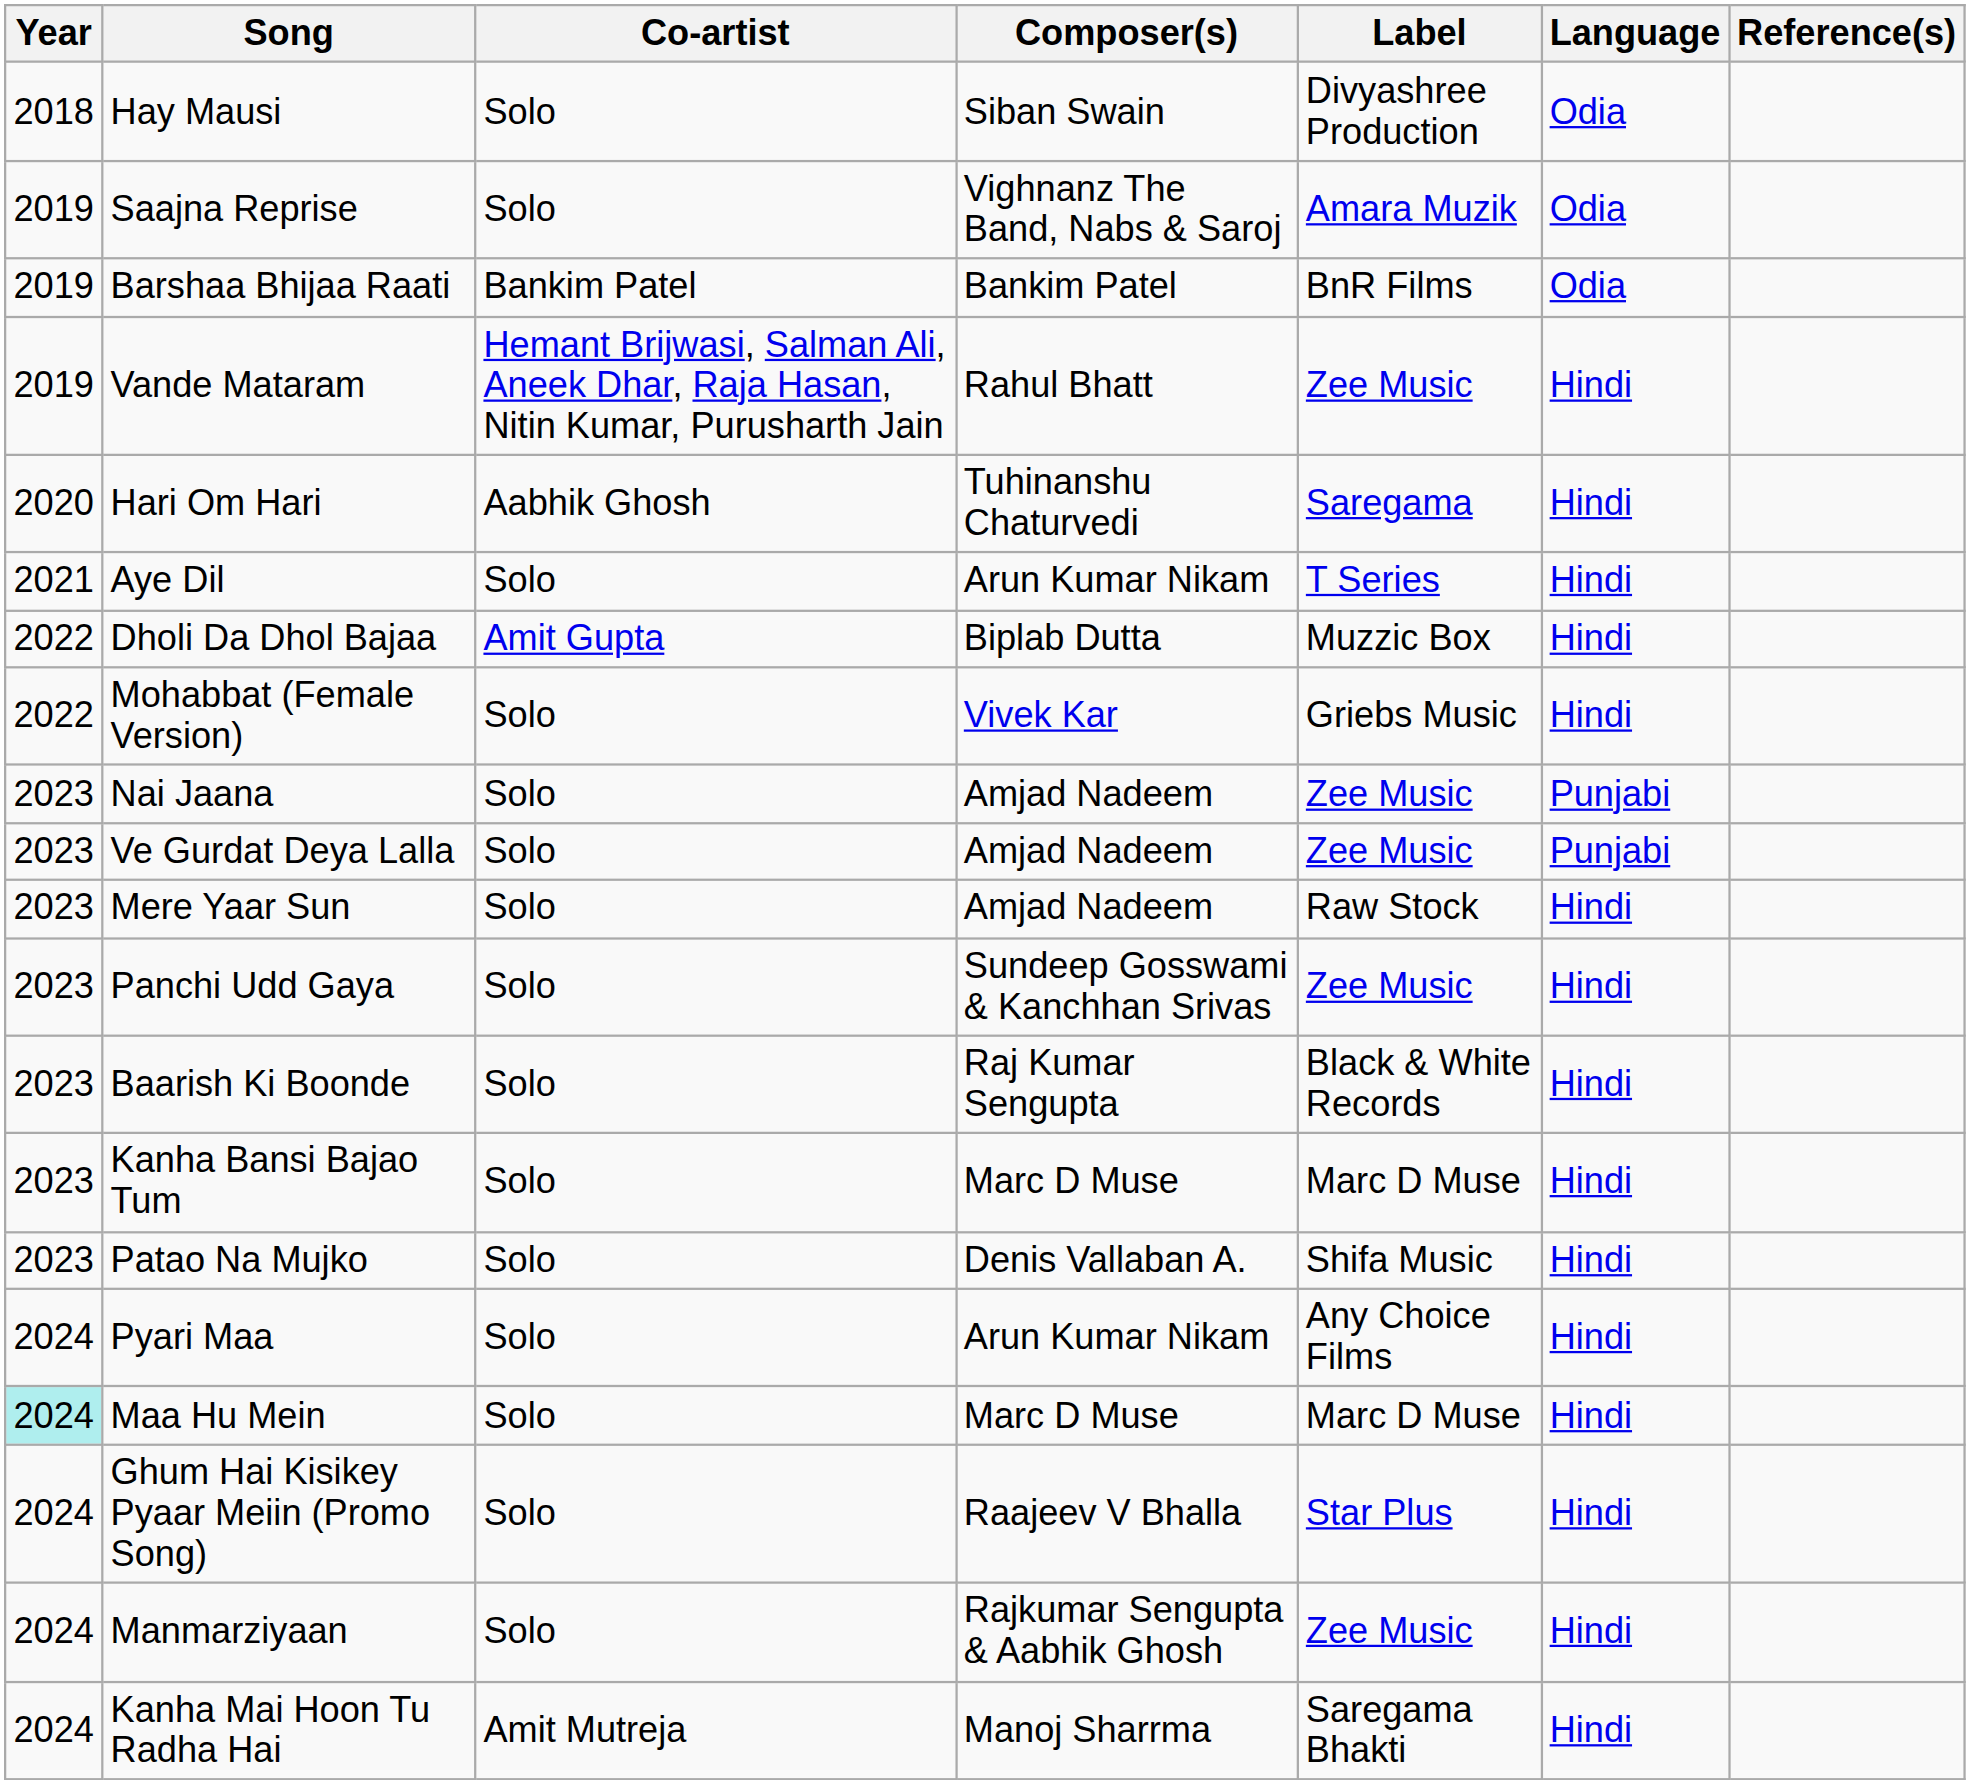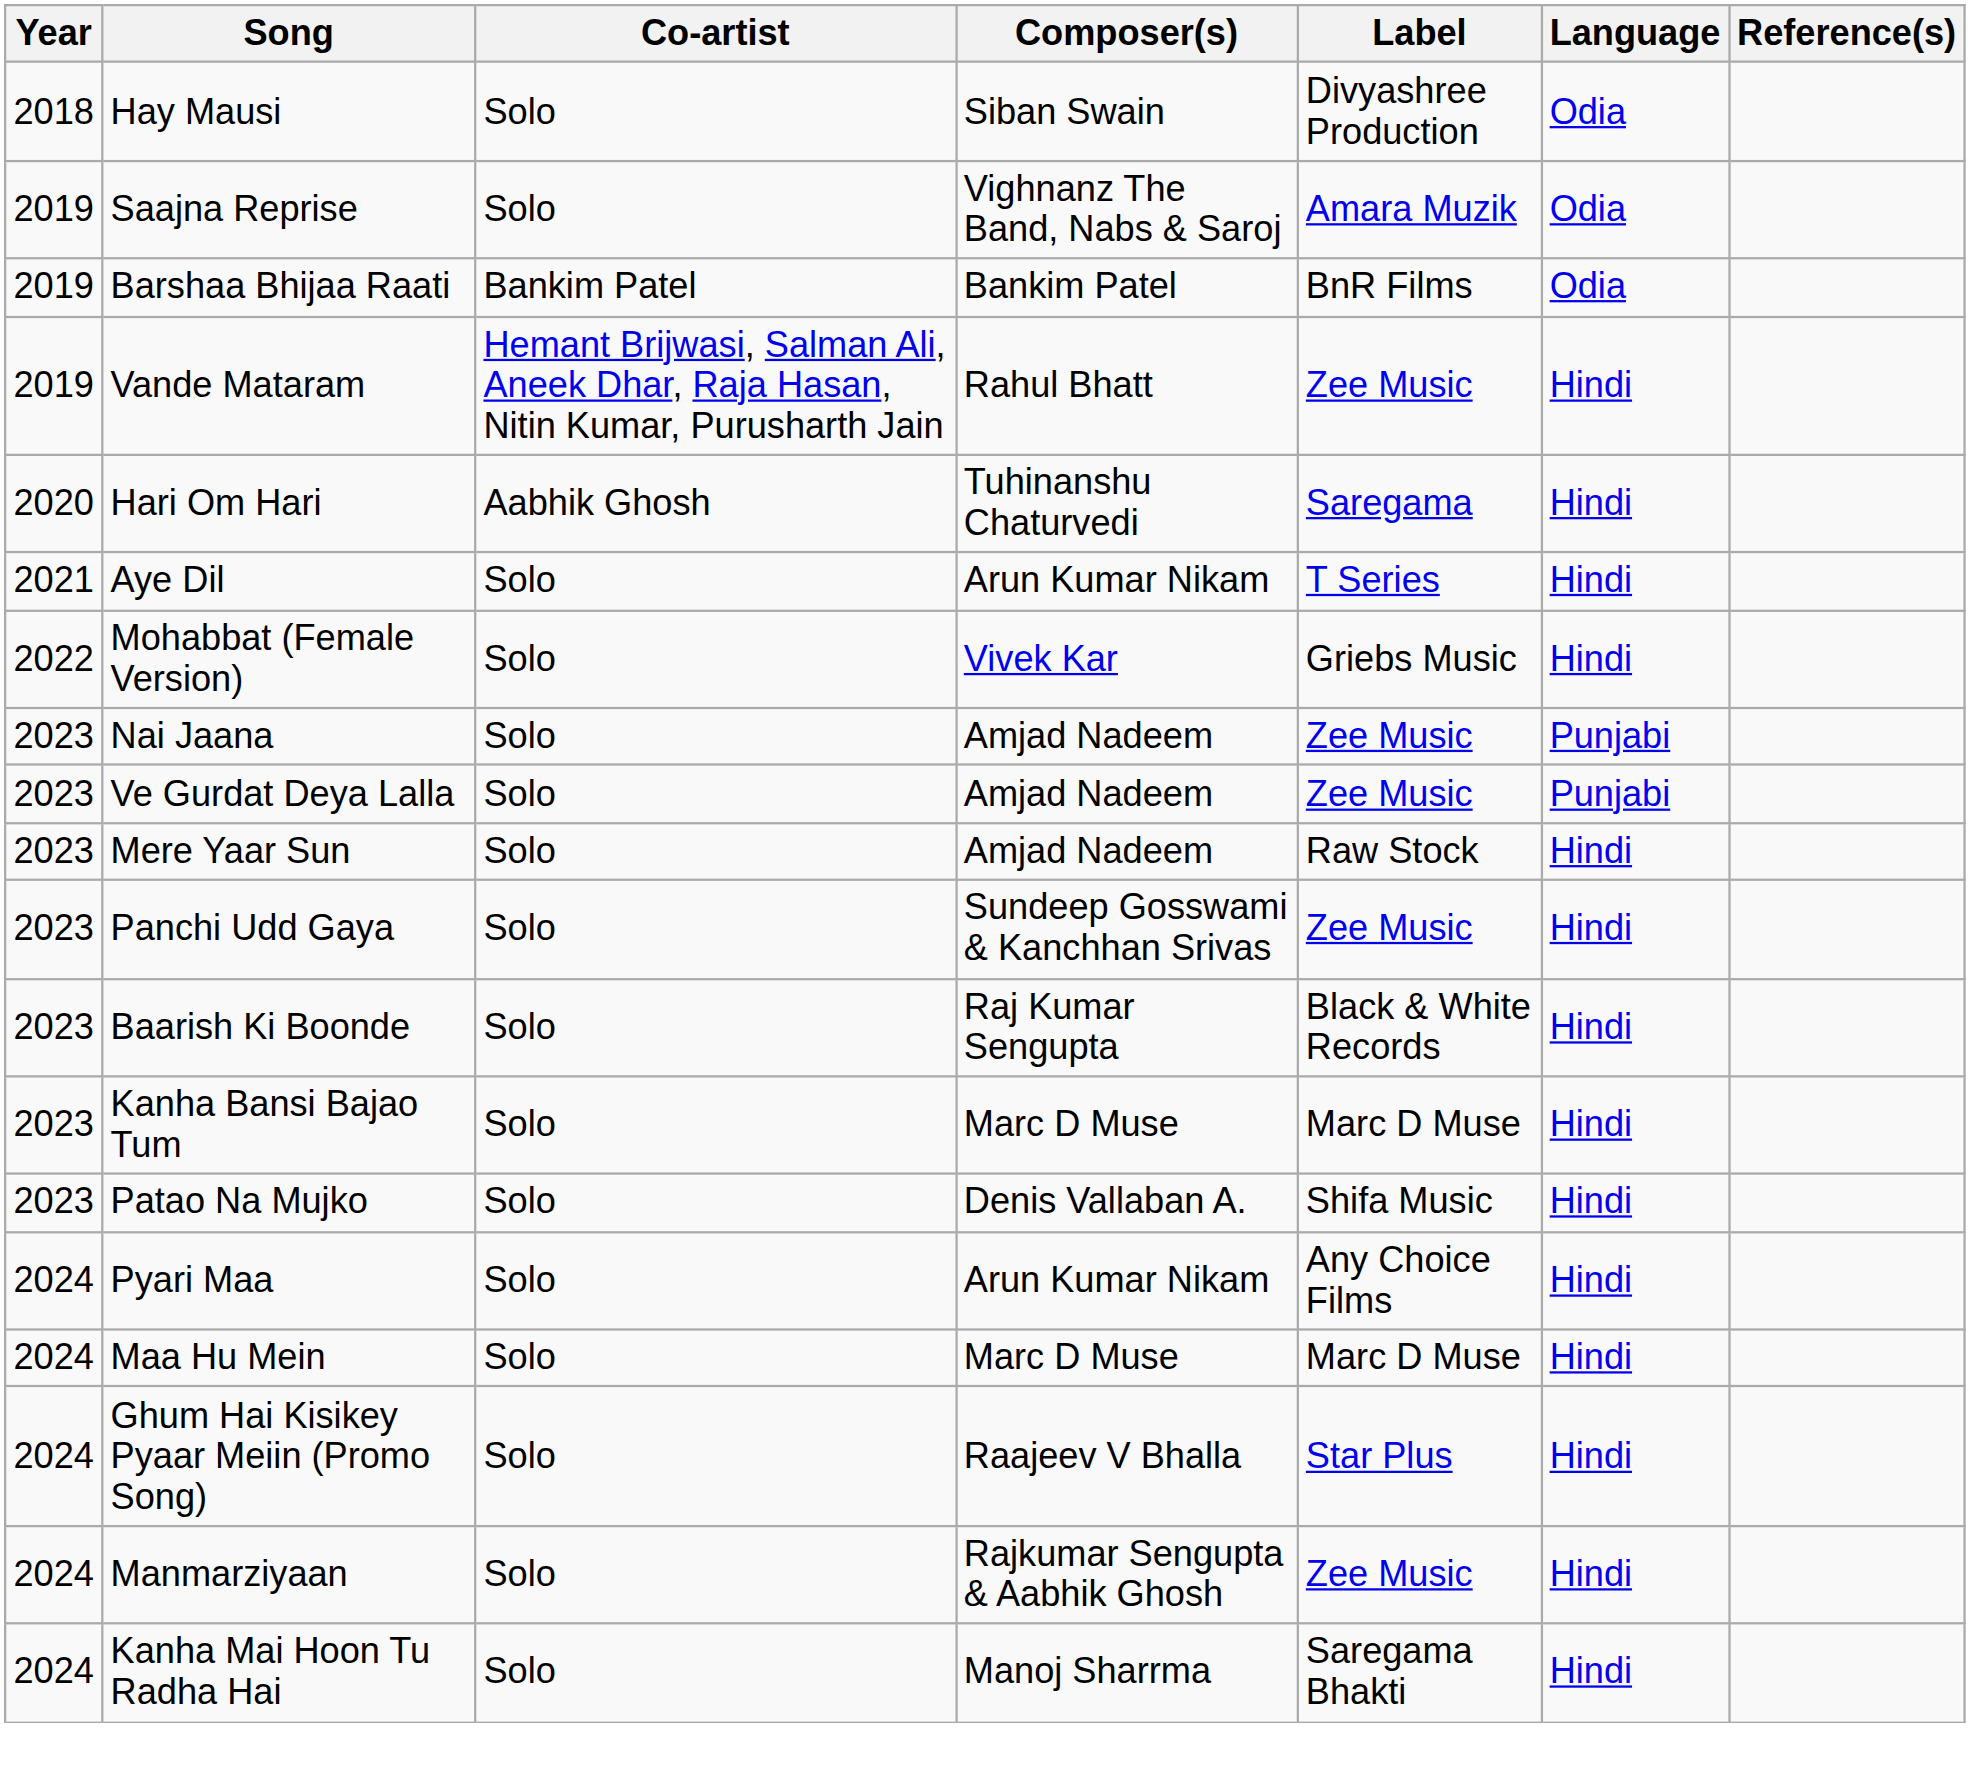- row: (273, 638)
(54, 1414) paleturquoise background -> (54, 1357) no background
(585, 1729) Amit Mutreja -> (520, 1671) Solo
